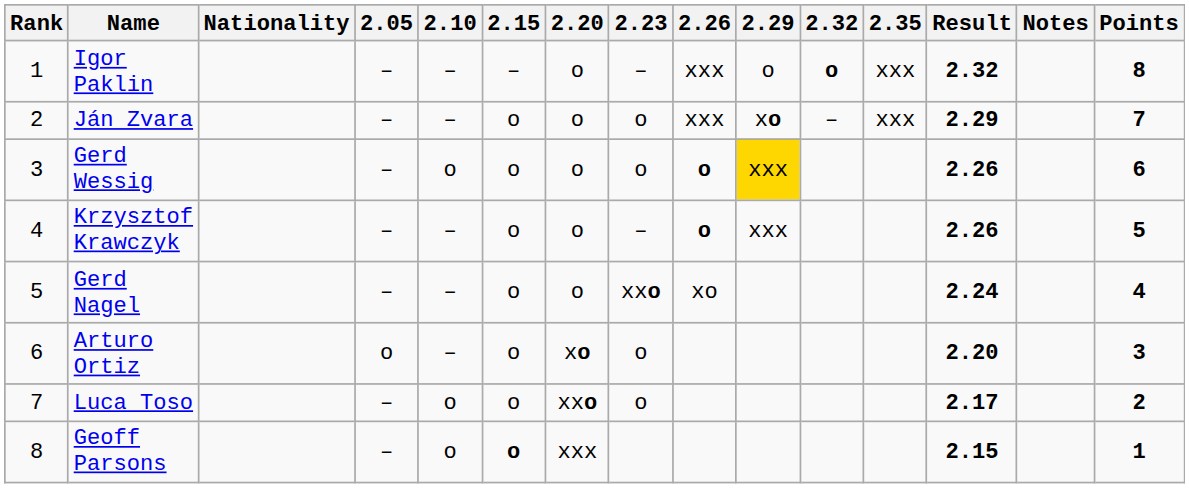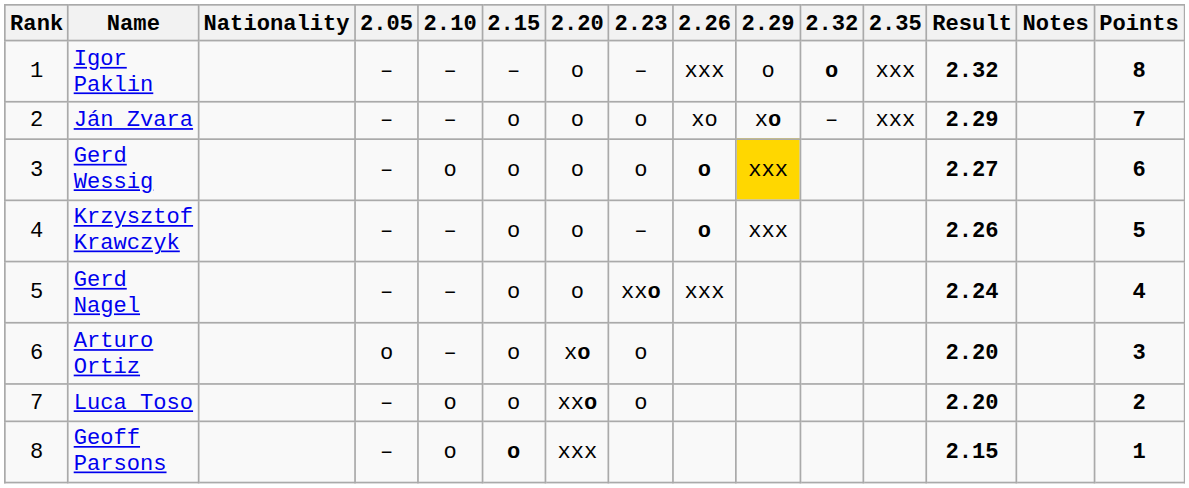(705, 120) xxx -> (704, 120) xo
(972, 169) 2.26 -> (972, 169) 2.27
(704, 292) xo -> (705, 292) xxx
(972, 402) 2.17 -> (972, 402) 2.20
